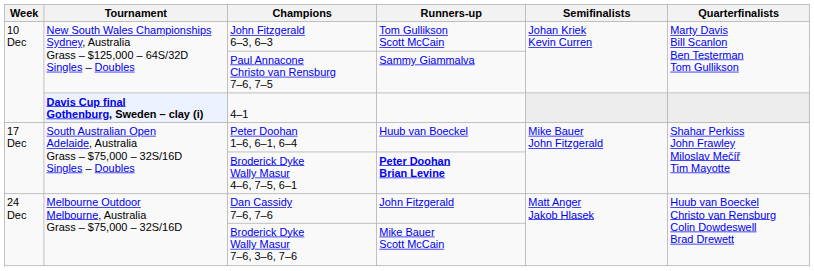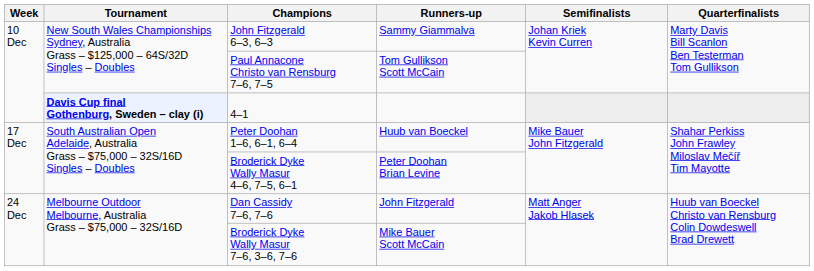(414, 37) Tom Gullikson Scott McCain -> (427, 31) Sammy Giammalva
(427, 60) Sammy Giammalva -> (414, 66) Tom Gullikson Scott McCain
(415, 167) bold -> (413, 167) normal
